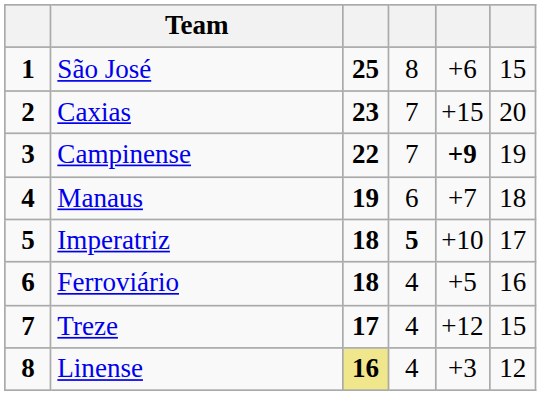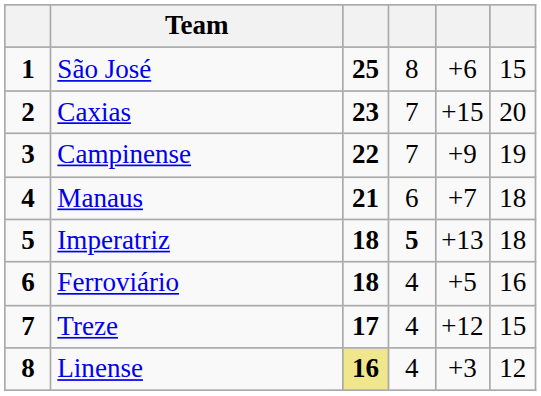(462, 154) bold -> (462, 154) normal
(366, 197) 19 -> (366, 197) 21
(462, 240) +10 -> (462, 240) +13
(513, 240) 17 -> (513, 240) 18
